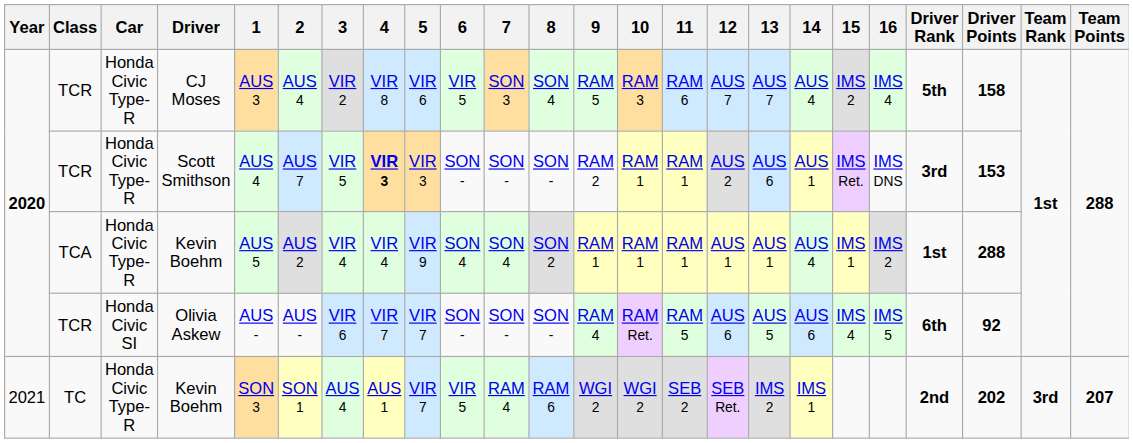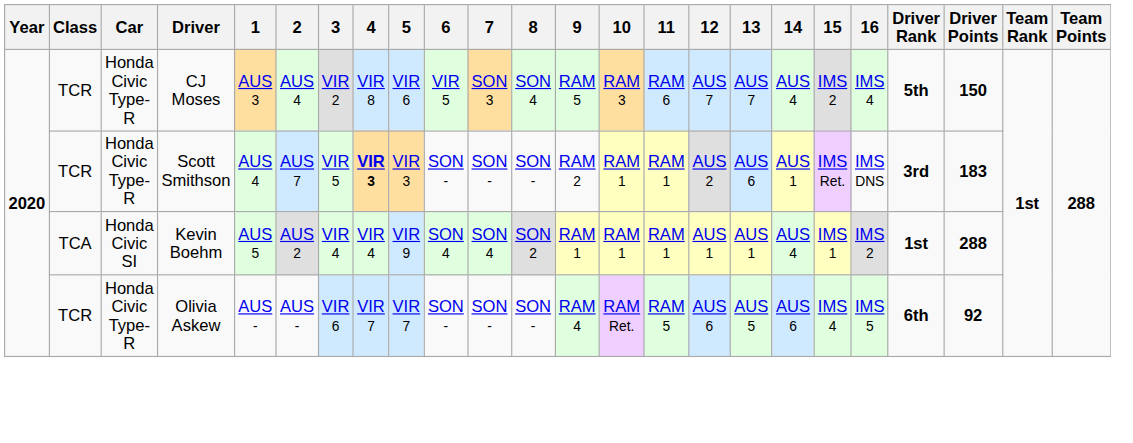(991, 90) 158 -> (973, 90) 150
(991, 172) 153 -> (973, 172) 183
(129, 253) Honda Civic Type-R -> (129, 244) Honda Civic SI
(129, 325) Honda Civic SI -> (129, 316) Honda Civic Type-R
- row: (75, 397)
